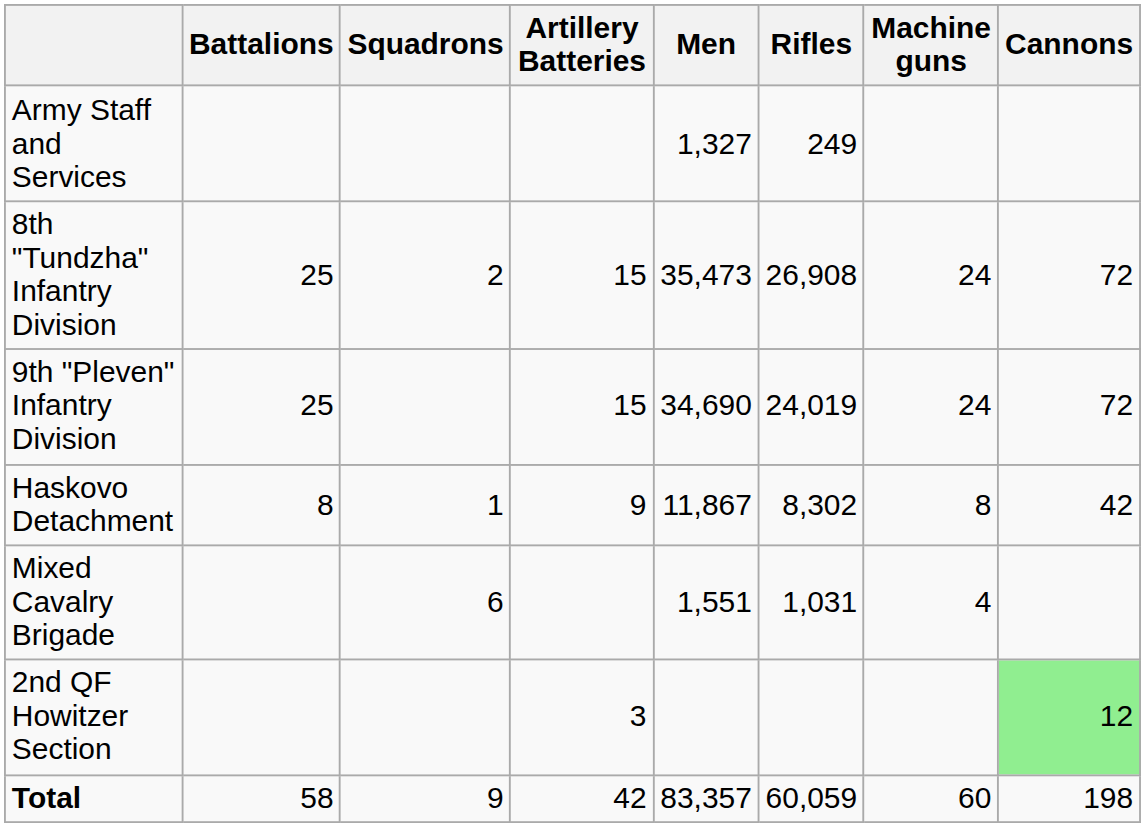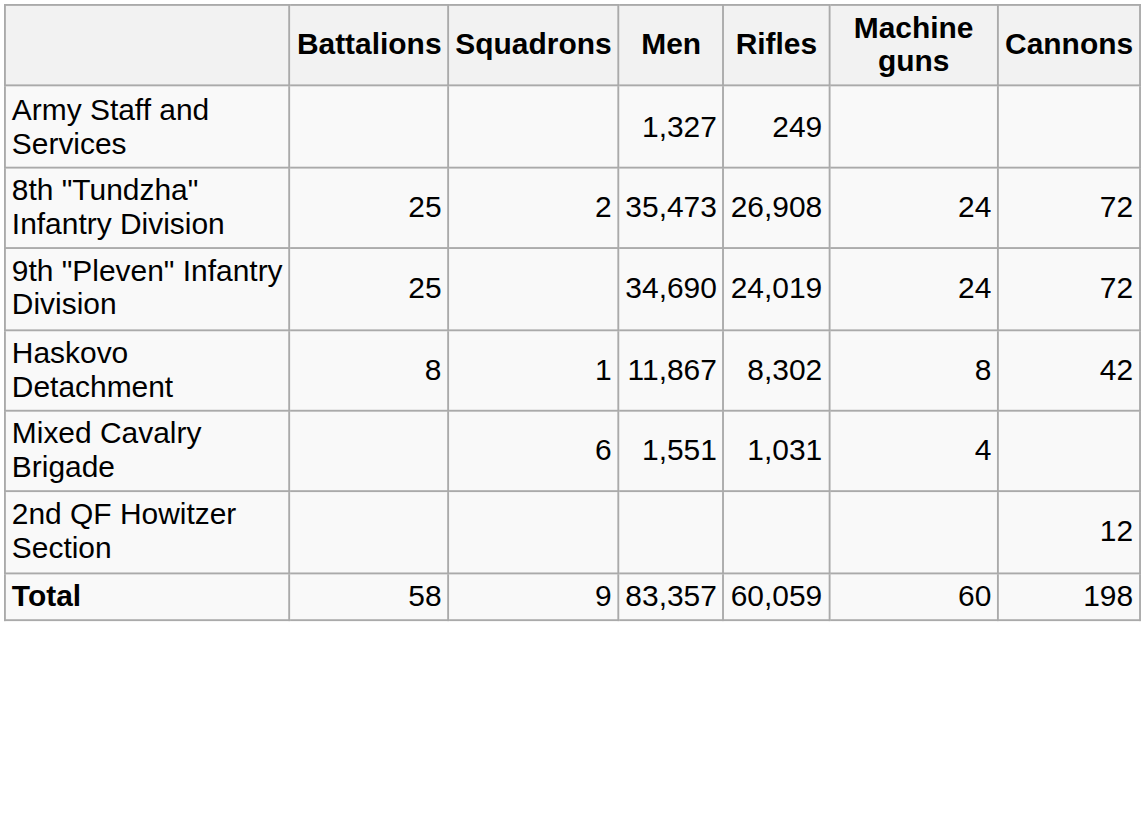- column: (582, 45)
(1116, 716) lightgreen background -> (1116, 531) no background
